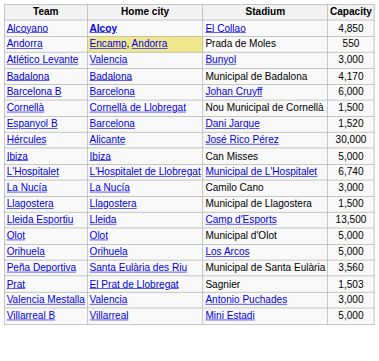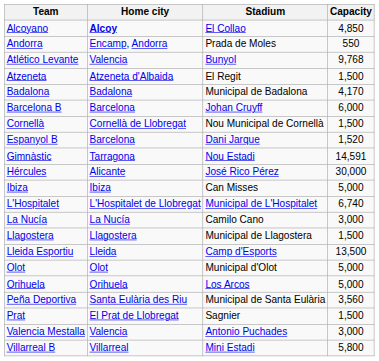(128, 44) khaki background -> (128, 44) no background
(351, 60) 3,000 -> (351, 60) 9,768
+ row: (27, 76)
+ row: (29, 156)
(351, 284) 1,503 -> (351, 316) 1,500
(351, 316) 5,000 -> (351, 348) 5,800
